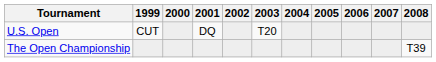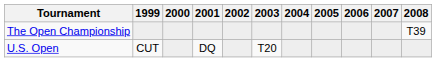rows swapped: (33, 31) <-> (69, 48)
